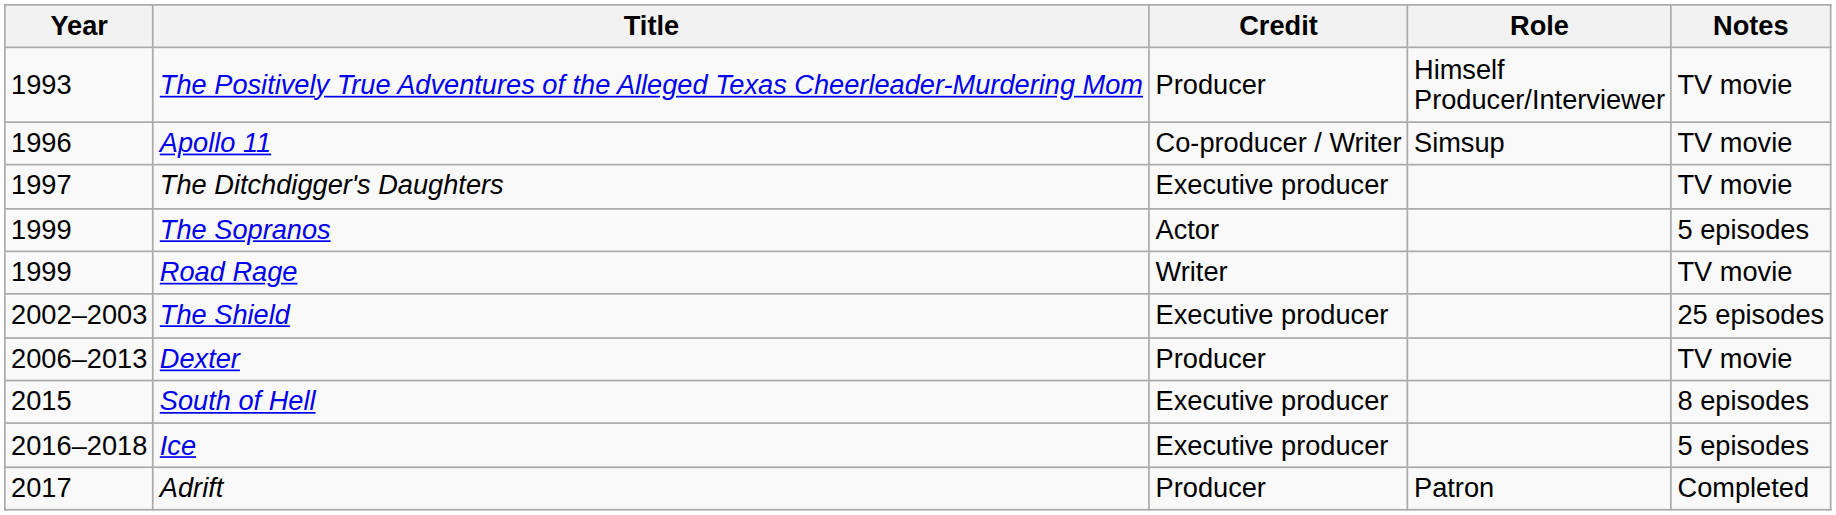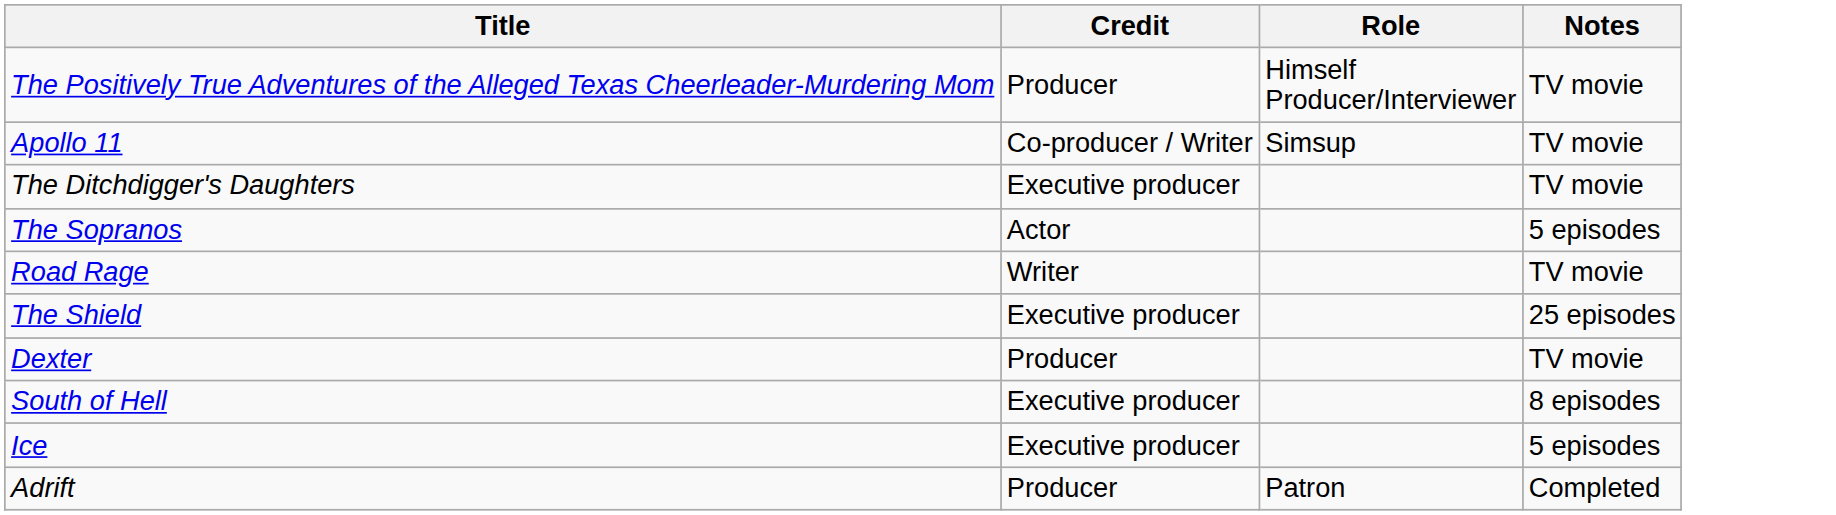- column: (79, 26)
